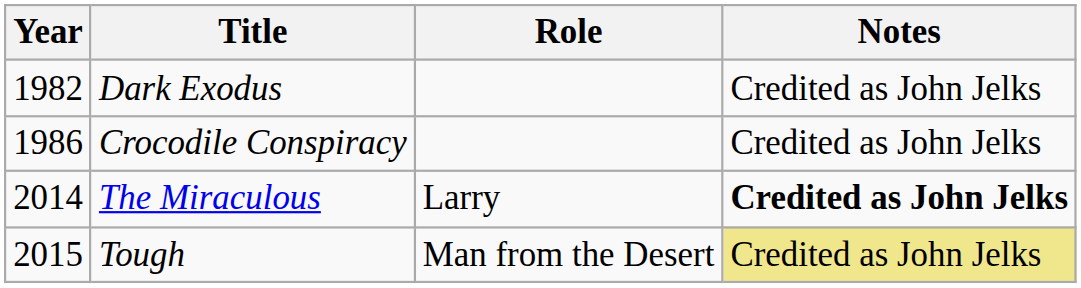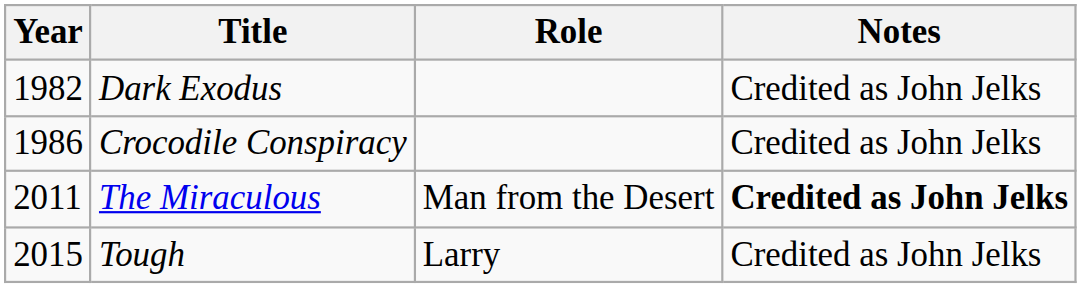(48, 198) 2014 -> (47, 198) 2011
(462, 198) Larry -> (569, 198) Man from the Desert
(569, 253) Man from the Desert -> (462, 253) Larry
(886, 253) khaki background -> (886, 253) no background
